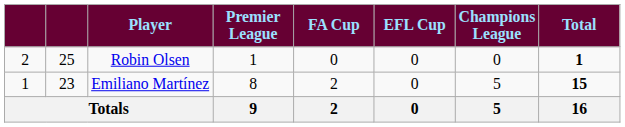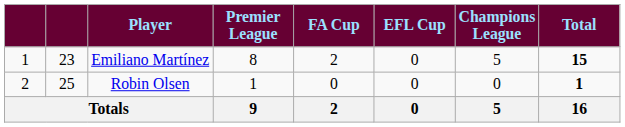rows swapped: (150, 84) <-> (150, 59)
